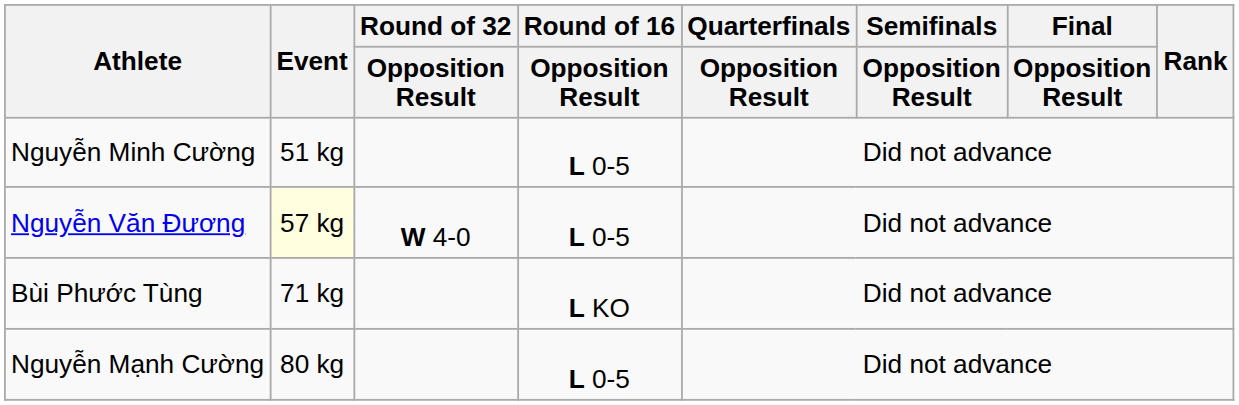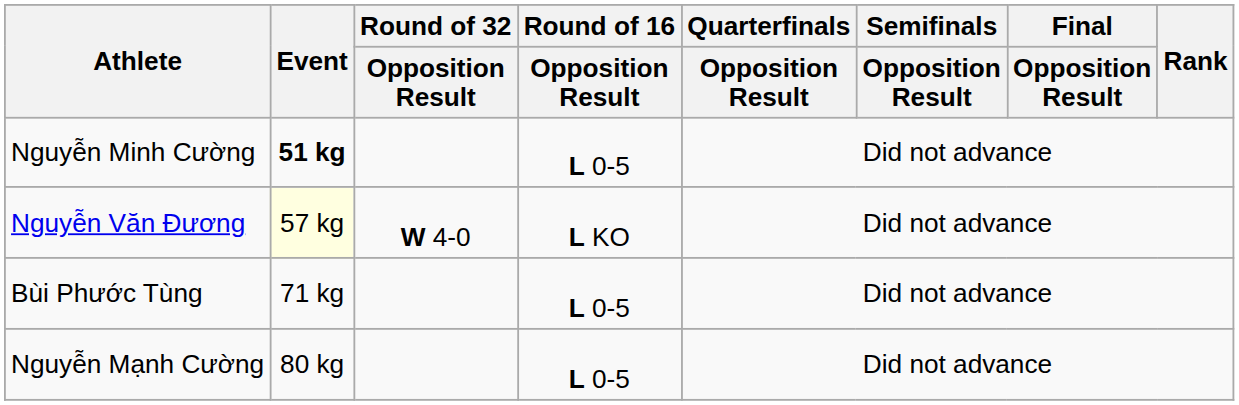(312, 152) normal -> (312, 152) bold
(599, 238) L 0-5 -> (599, 238) L KO
(599, 308) L KO -> (599, 308) L 0-5
